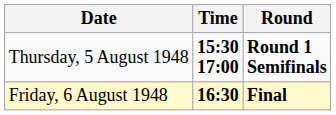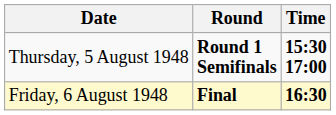columns swapped: (218, 18) <-> (287, 18)
